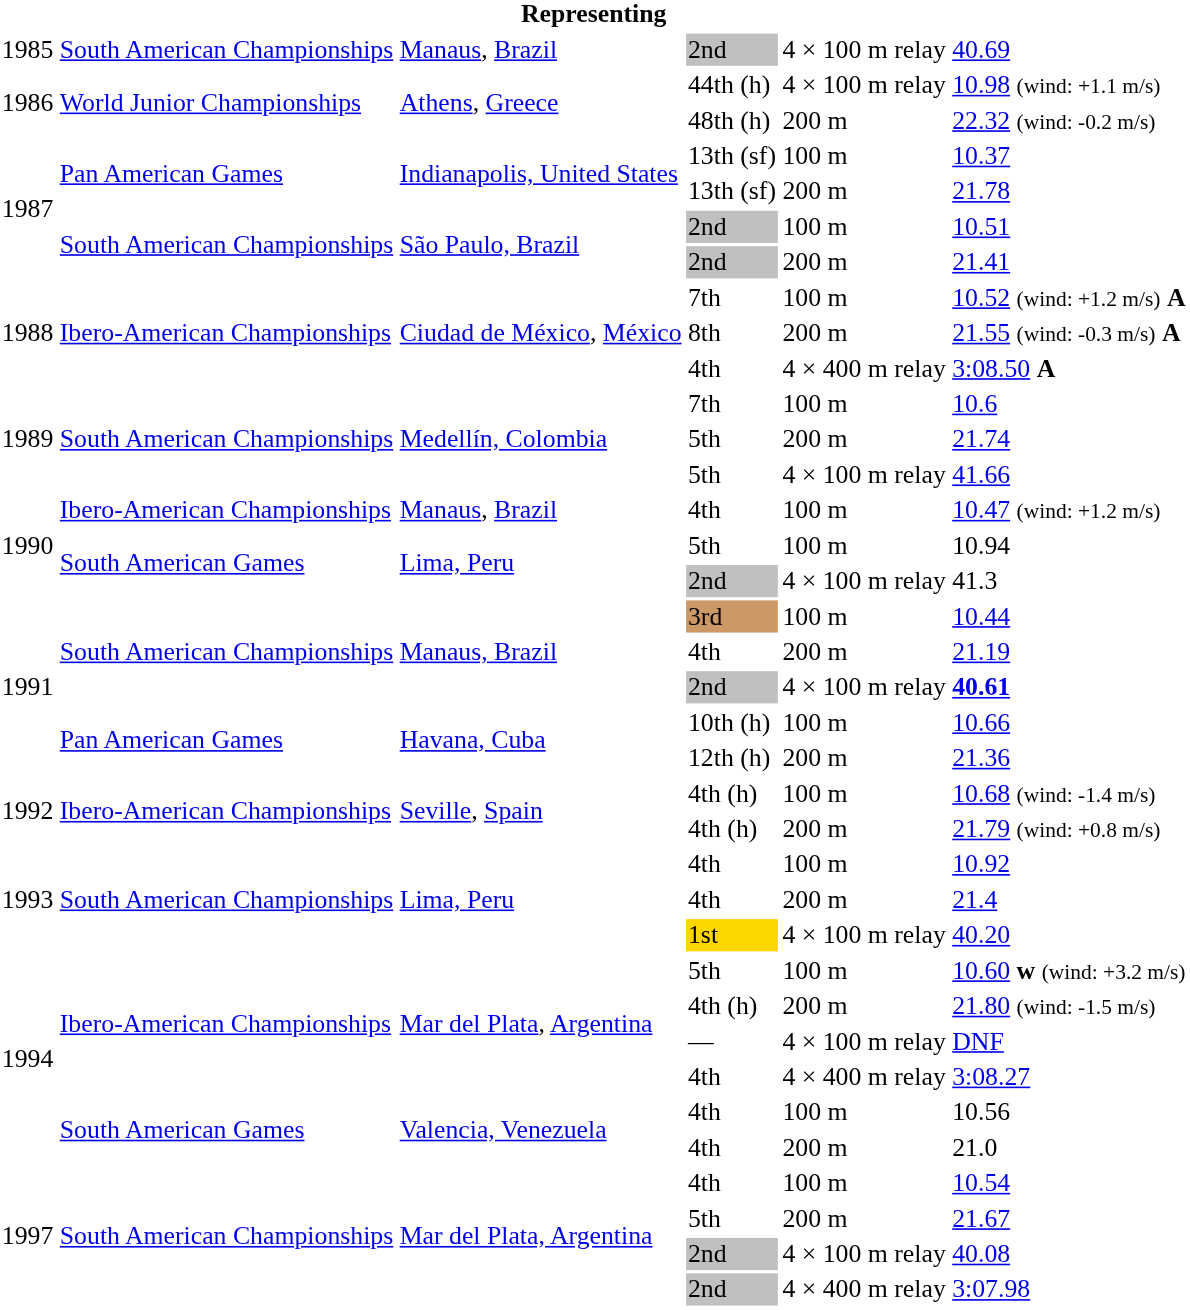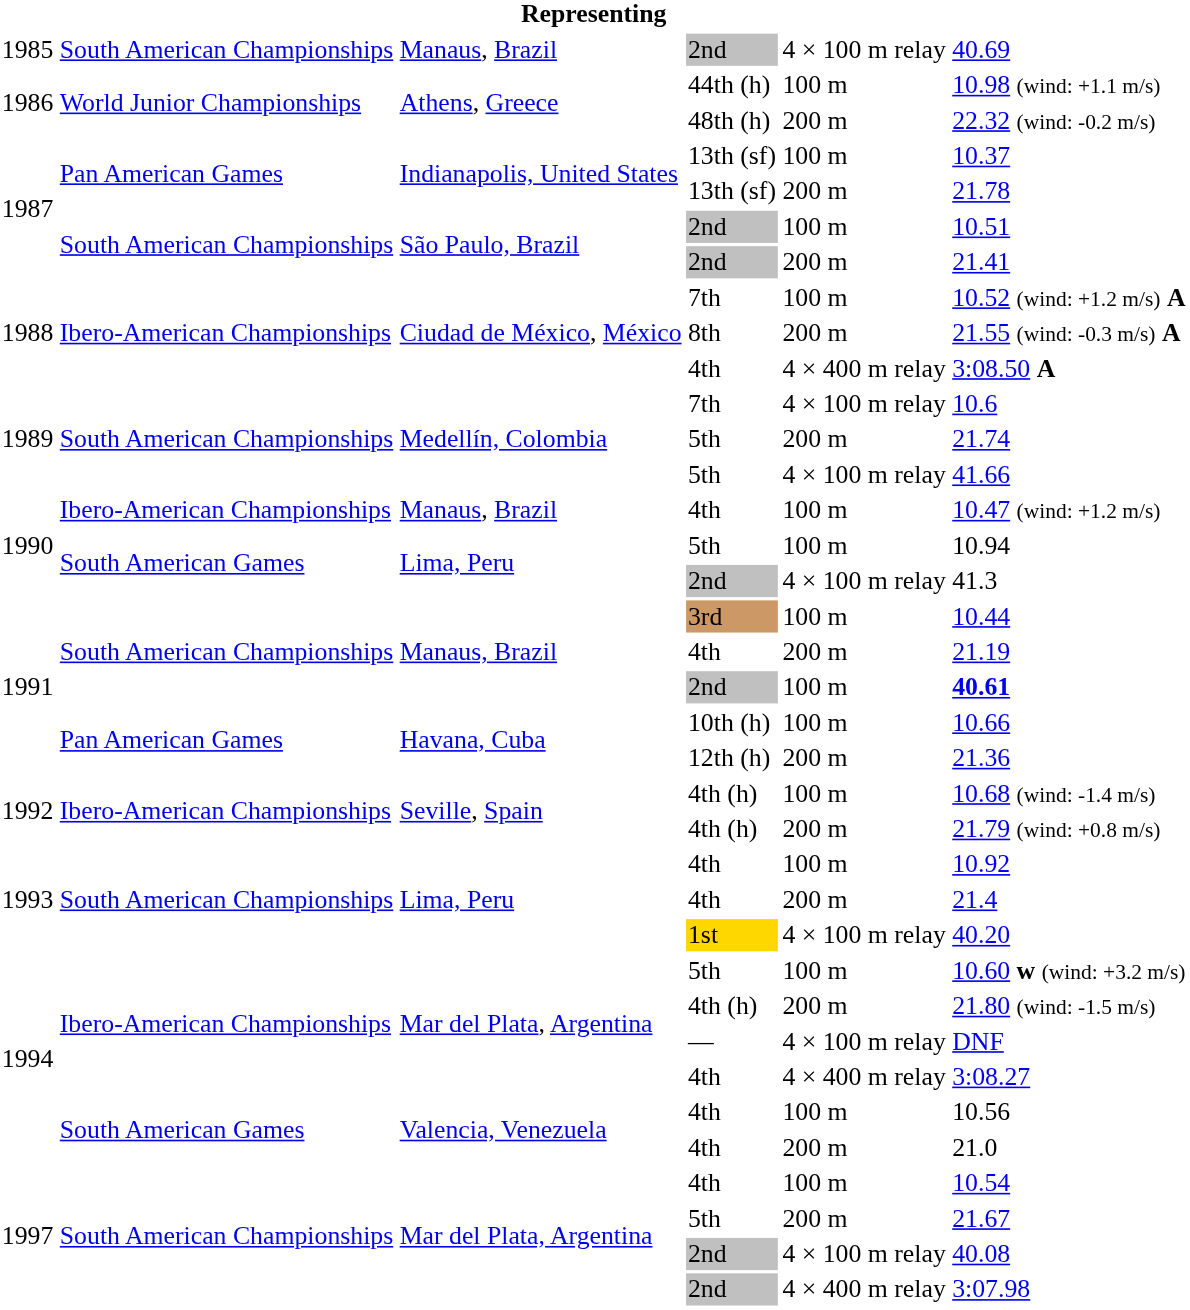(864, 84) 4 × 100 m relay -> (815, 84) 100 m
(815, 403) 100 m -> (864, 403) 4 × 100 m relay
(864, 686) 4 × 100 m relay -> (815, 686) 100 m
